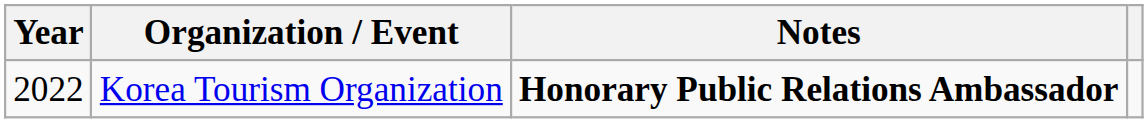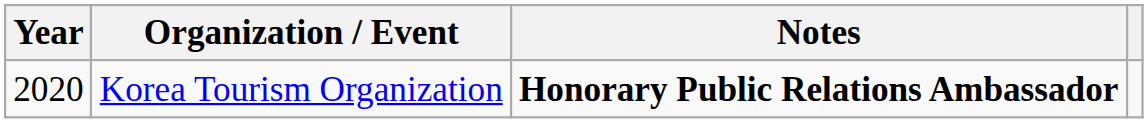(48, 88) 2022 -> (48, 88) 2020
